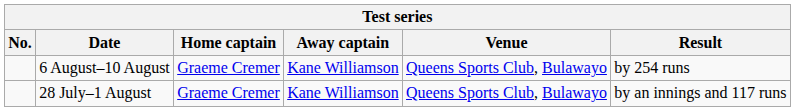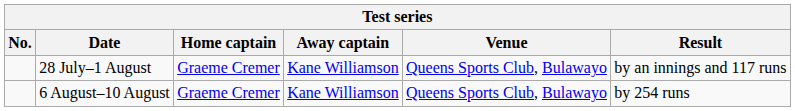rows swapped: (95, 93) <-> (104, 67)
